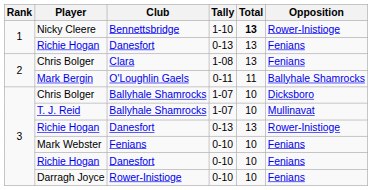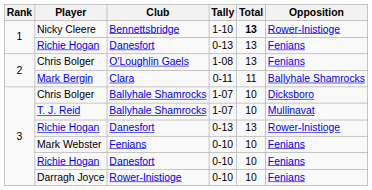(122, 62) Clara -> (149, 62) O'Loughlin Gaels
(149, 78) O'Loughlin Gaels -> (122, 78) Clara
